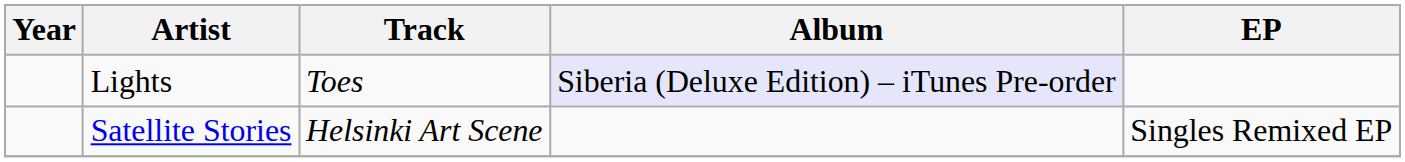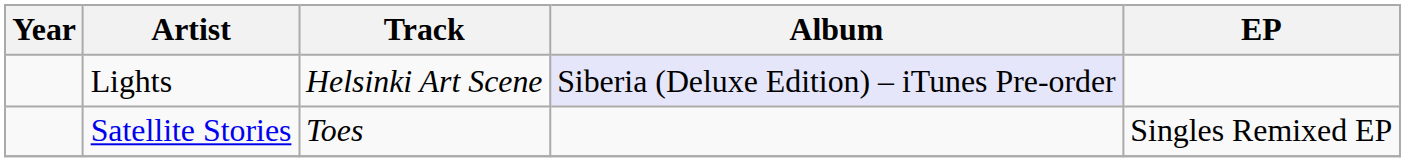(335, 80) Toes -> (424, 80) Helsinki Art Scene
(424, 130) Helsinki Art Scene -> (335, 130) Toes
